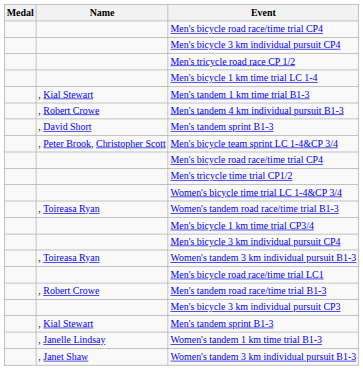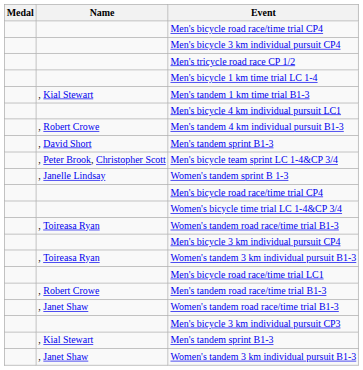+ row: (102, 111)
+ row: (72, 176)
- row: (102, 177)
- row: (102, 226)
+ row: (63, 308)
- row: (72, 340)
